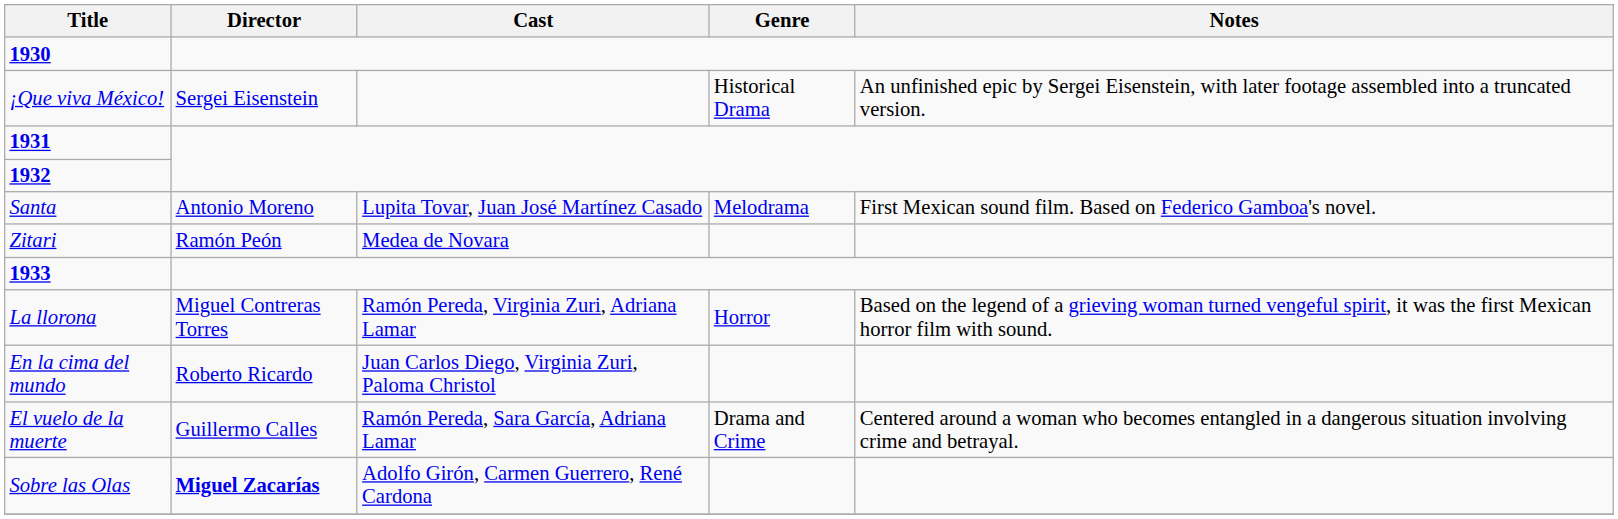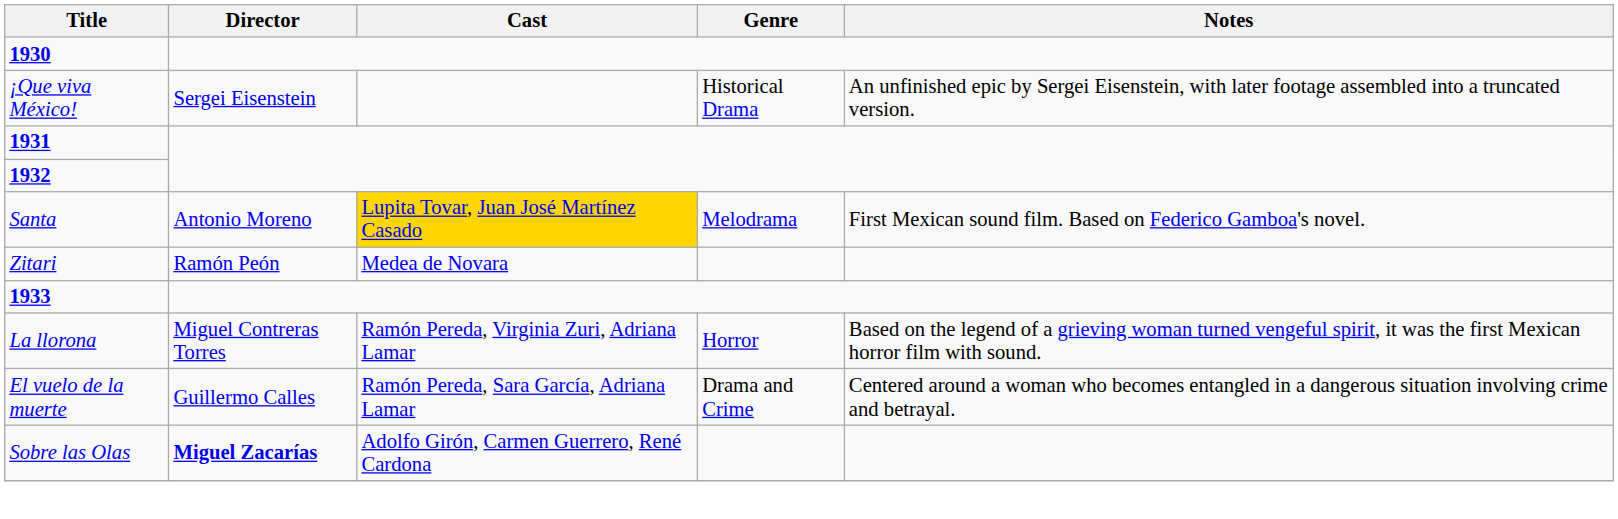(532, 207) no background -> (499, 219) gold background
- row: (69, 373)
